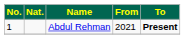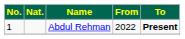(125, 27) 2021 -> (125, 27) 2022
